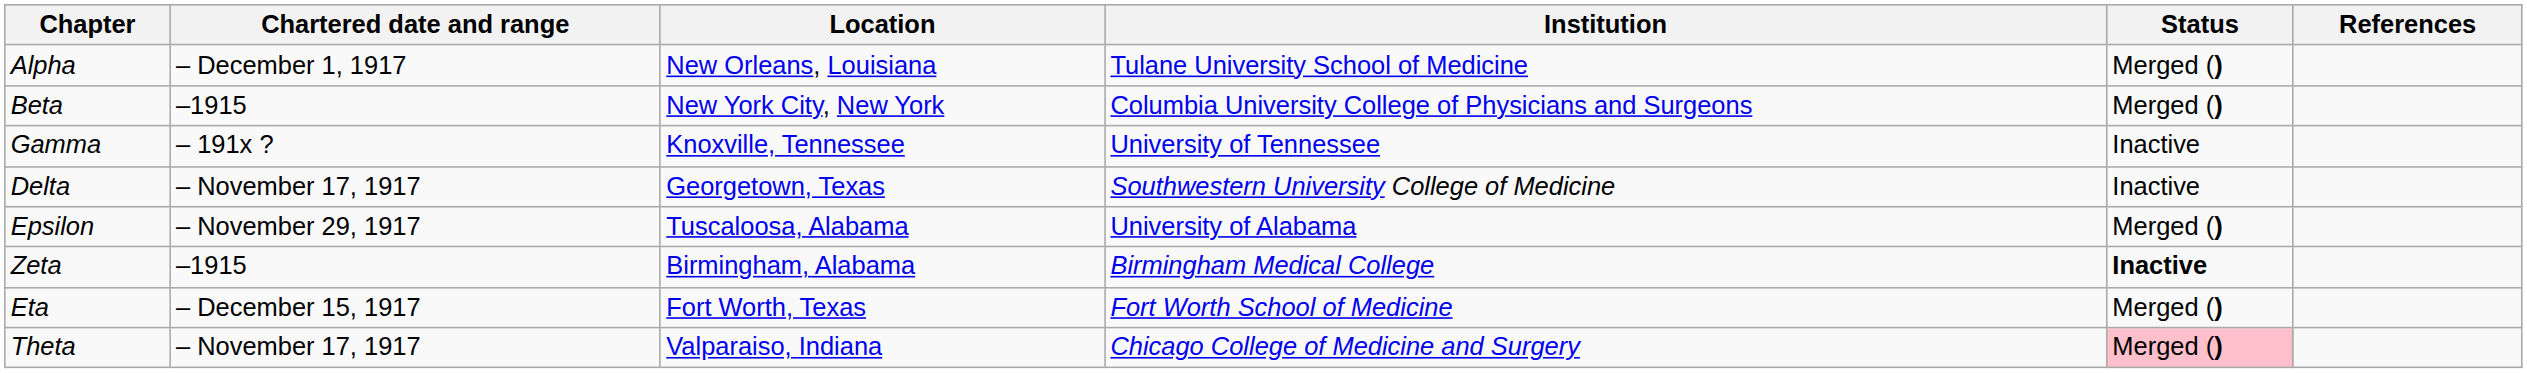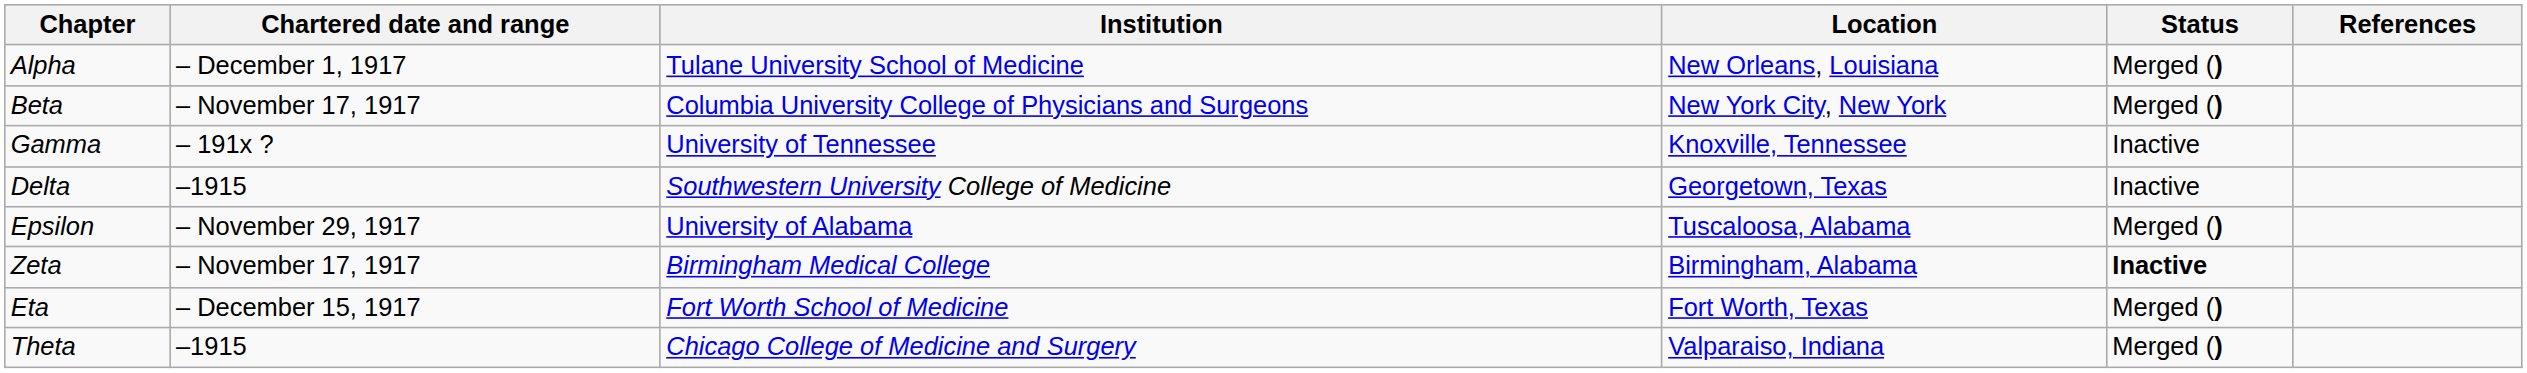columns swapped: (1606, 24) <-> (882, 24)
(211, 105) –1915 -> (298, 105) – November 17, 1917
(298, 186) – November 17, 1917 -> (211, 186) –1915
(211, 266) –1915 -> (298, 266) – November 17, 1917
(298, 347) – November 17, 1917 -> (211, 347) –1915
(2167, 347) pink background -> (2167, 347) no background
